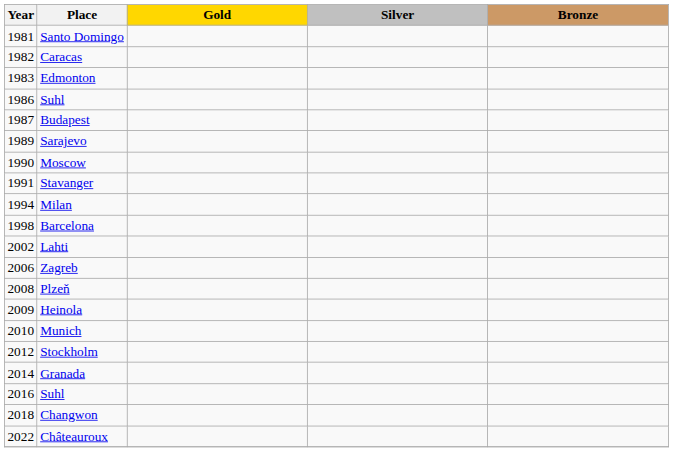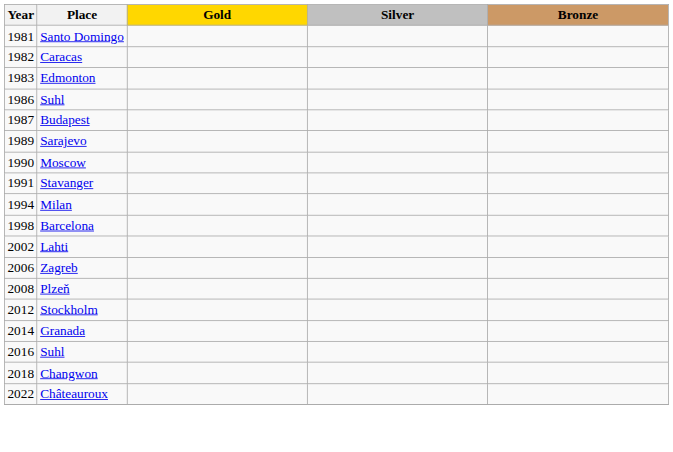- row: (21, 309)
- row: (21, 330)
